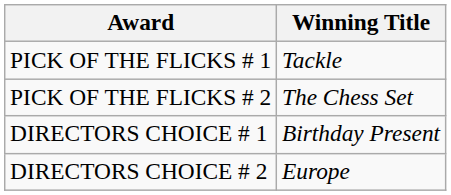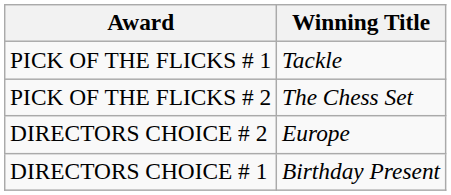rows swapped: (139, 134) <-> (139, 171)
